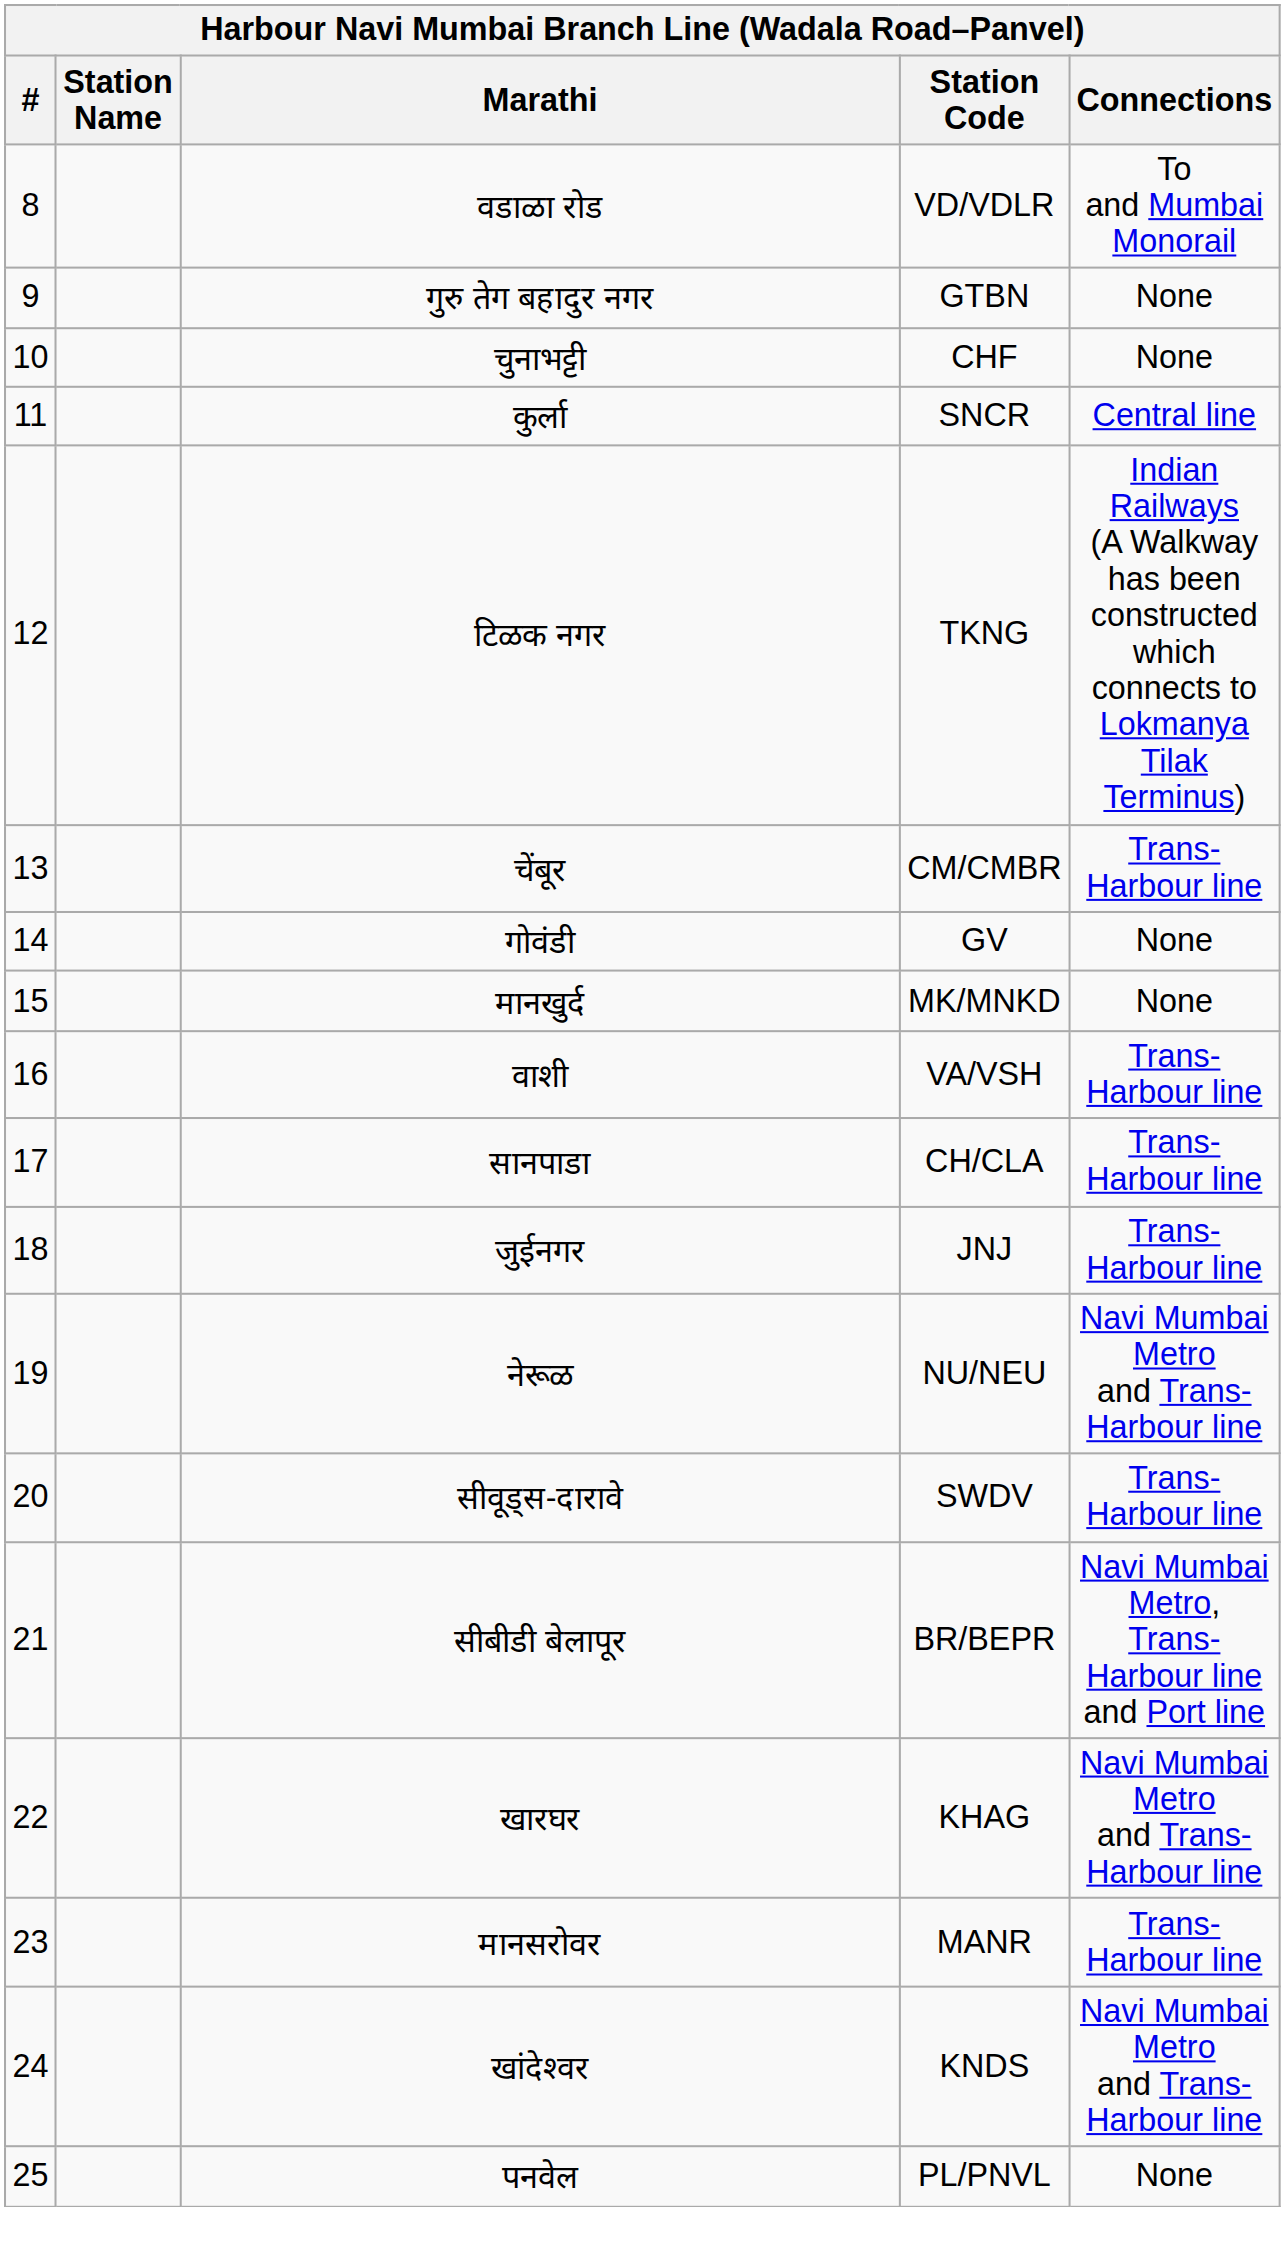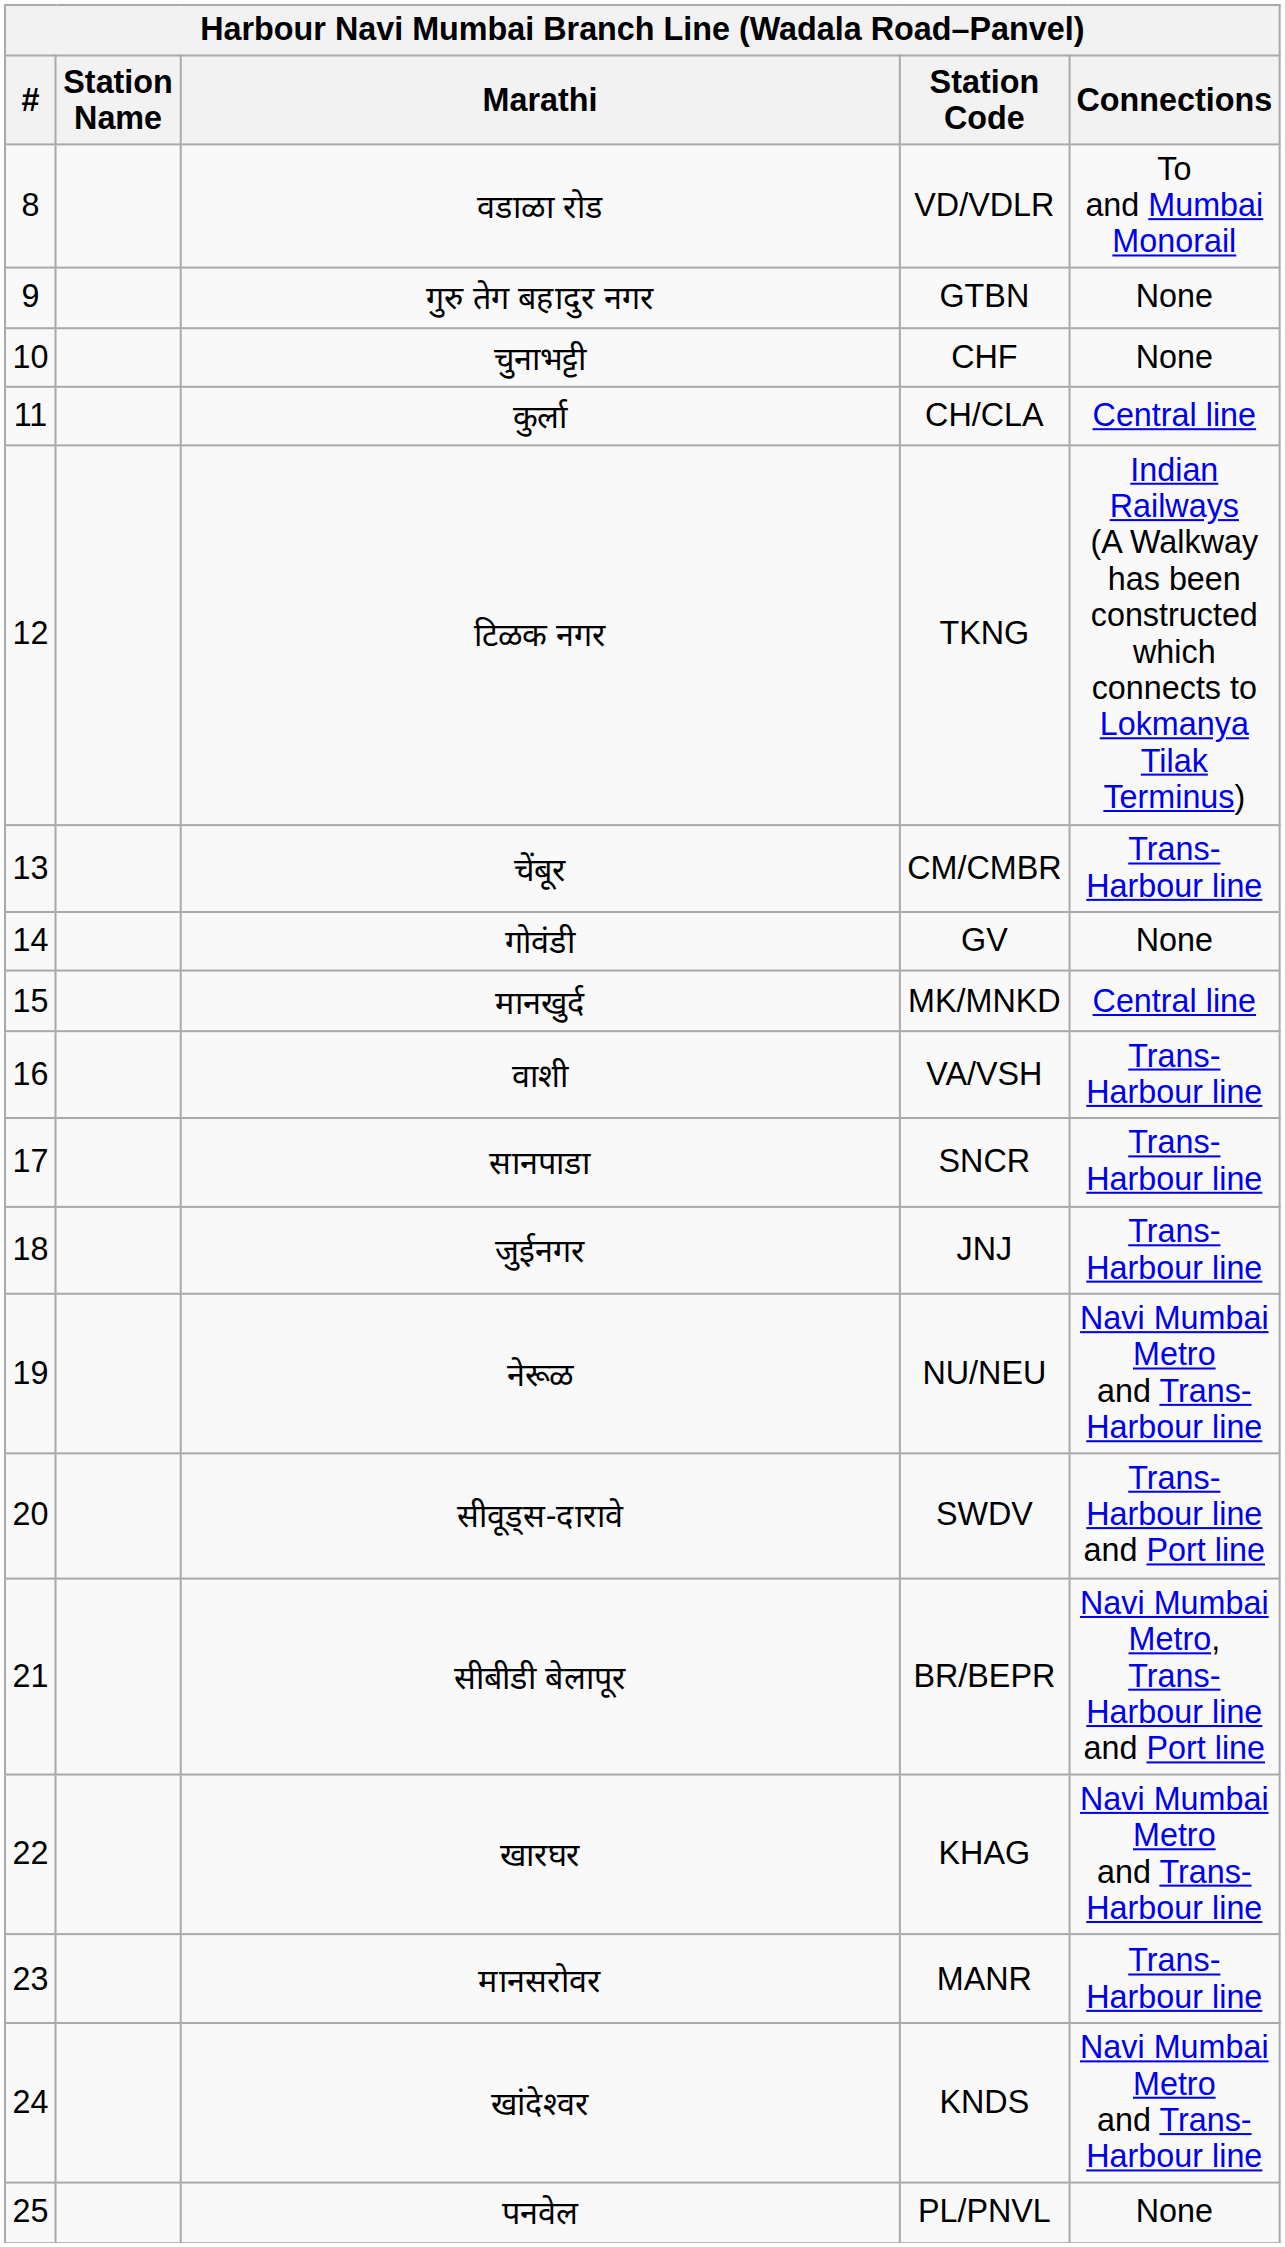(984, 415) SNCR -> (984, 415) CH/CLA
(1174, 1000) None -> (1174, 1000) Central line
(984, 1161) CH/CLA -> (984, 1161) SNCR
(1174, 1497) Trans-Harbour line -> (1174, 1515) Trans-Harbour line and Port line
